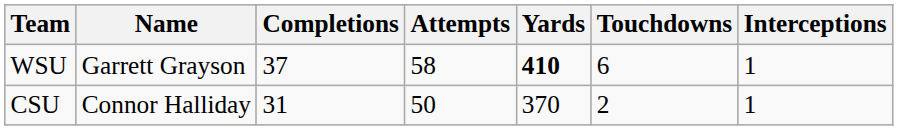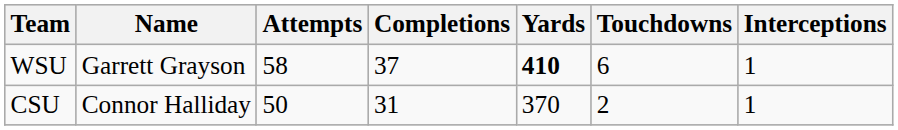columns swapped: (331, 24) <-> (460, 24)
